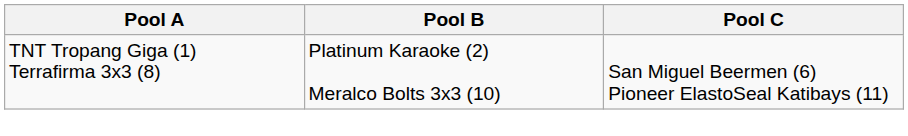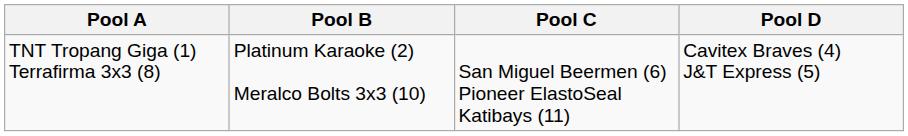+ column: (791, 19)
